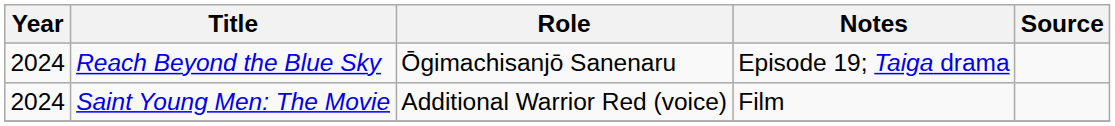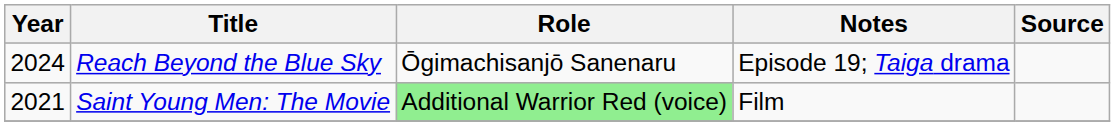(38, 101) 2024 -> (38, 101) 2021
(564, 101) no background -> (564, 101) lightgreen background
